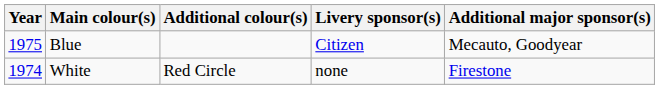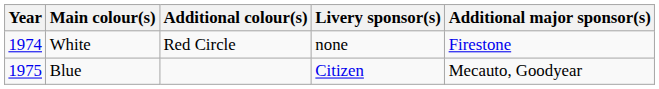rows swapped: (70, 71) <-> (66, 44)
